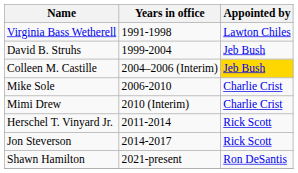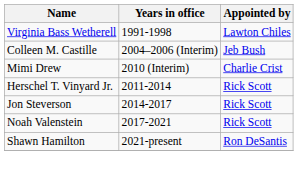- row: (44, 50)
(244, 68) gold background -> (244, 50) no background
- row: (31, 86)
+ row: (45, 123)
